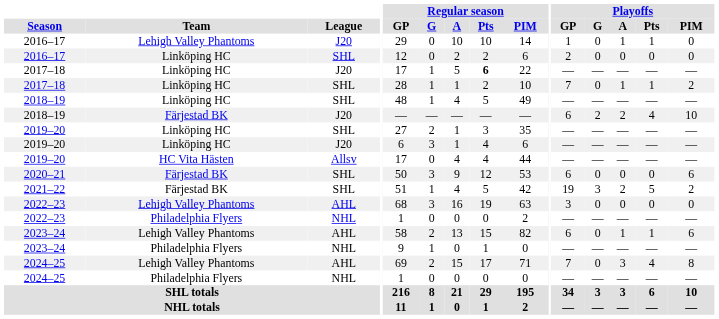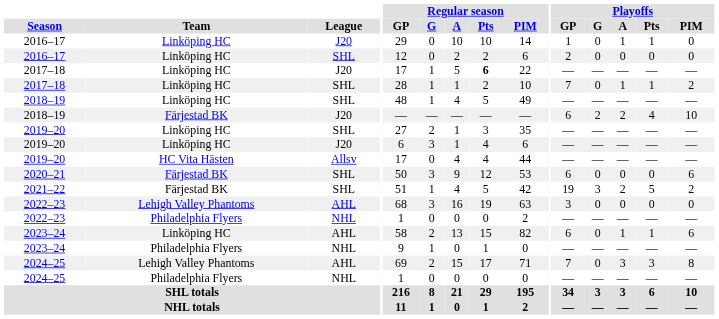(196, 41) Lehigh Valley Phantoms -> (196, 41) Linköping HC
(196, 233) Lehigh Valley Phantoms -> (196, 233) Linköping HC
(652, 263) 4 -> (652, 263) 3
